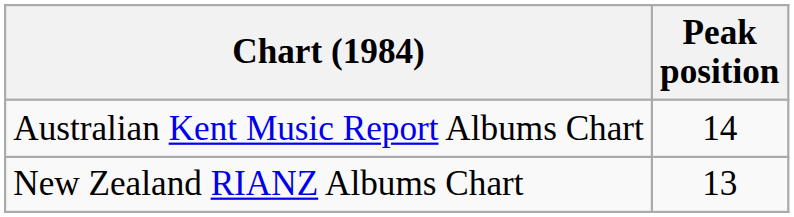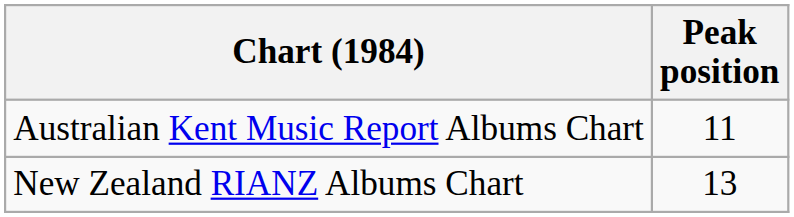(720, 127) 14 -> (720, 127) 11
